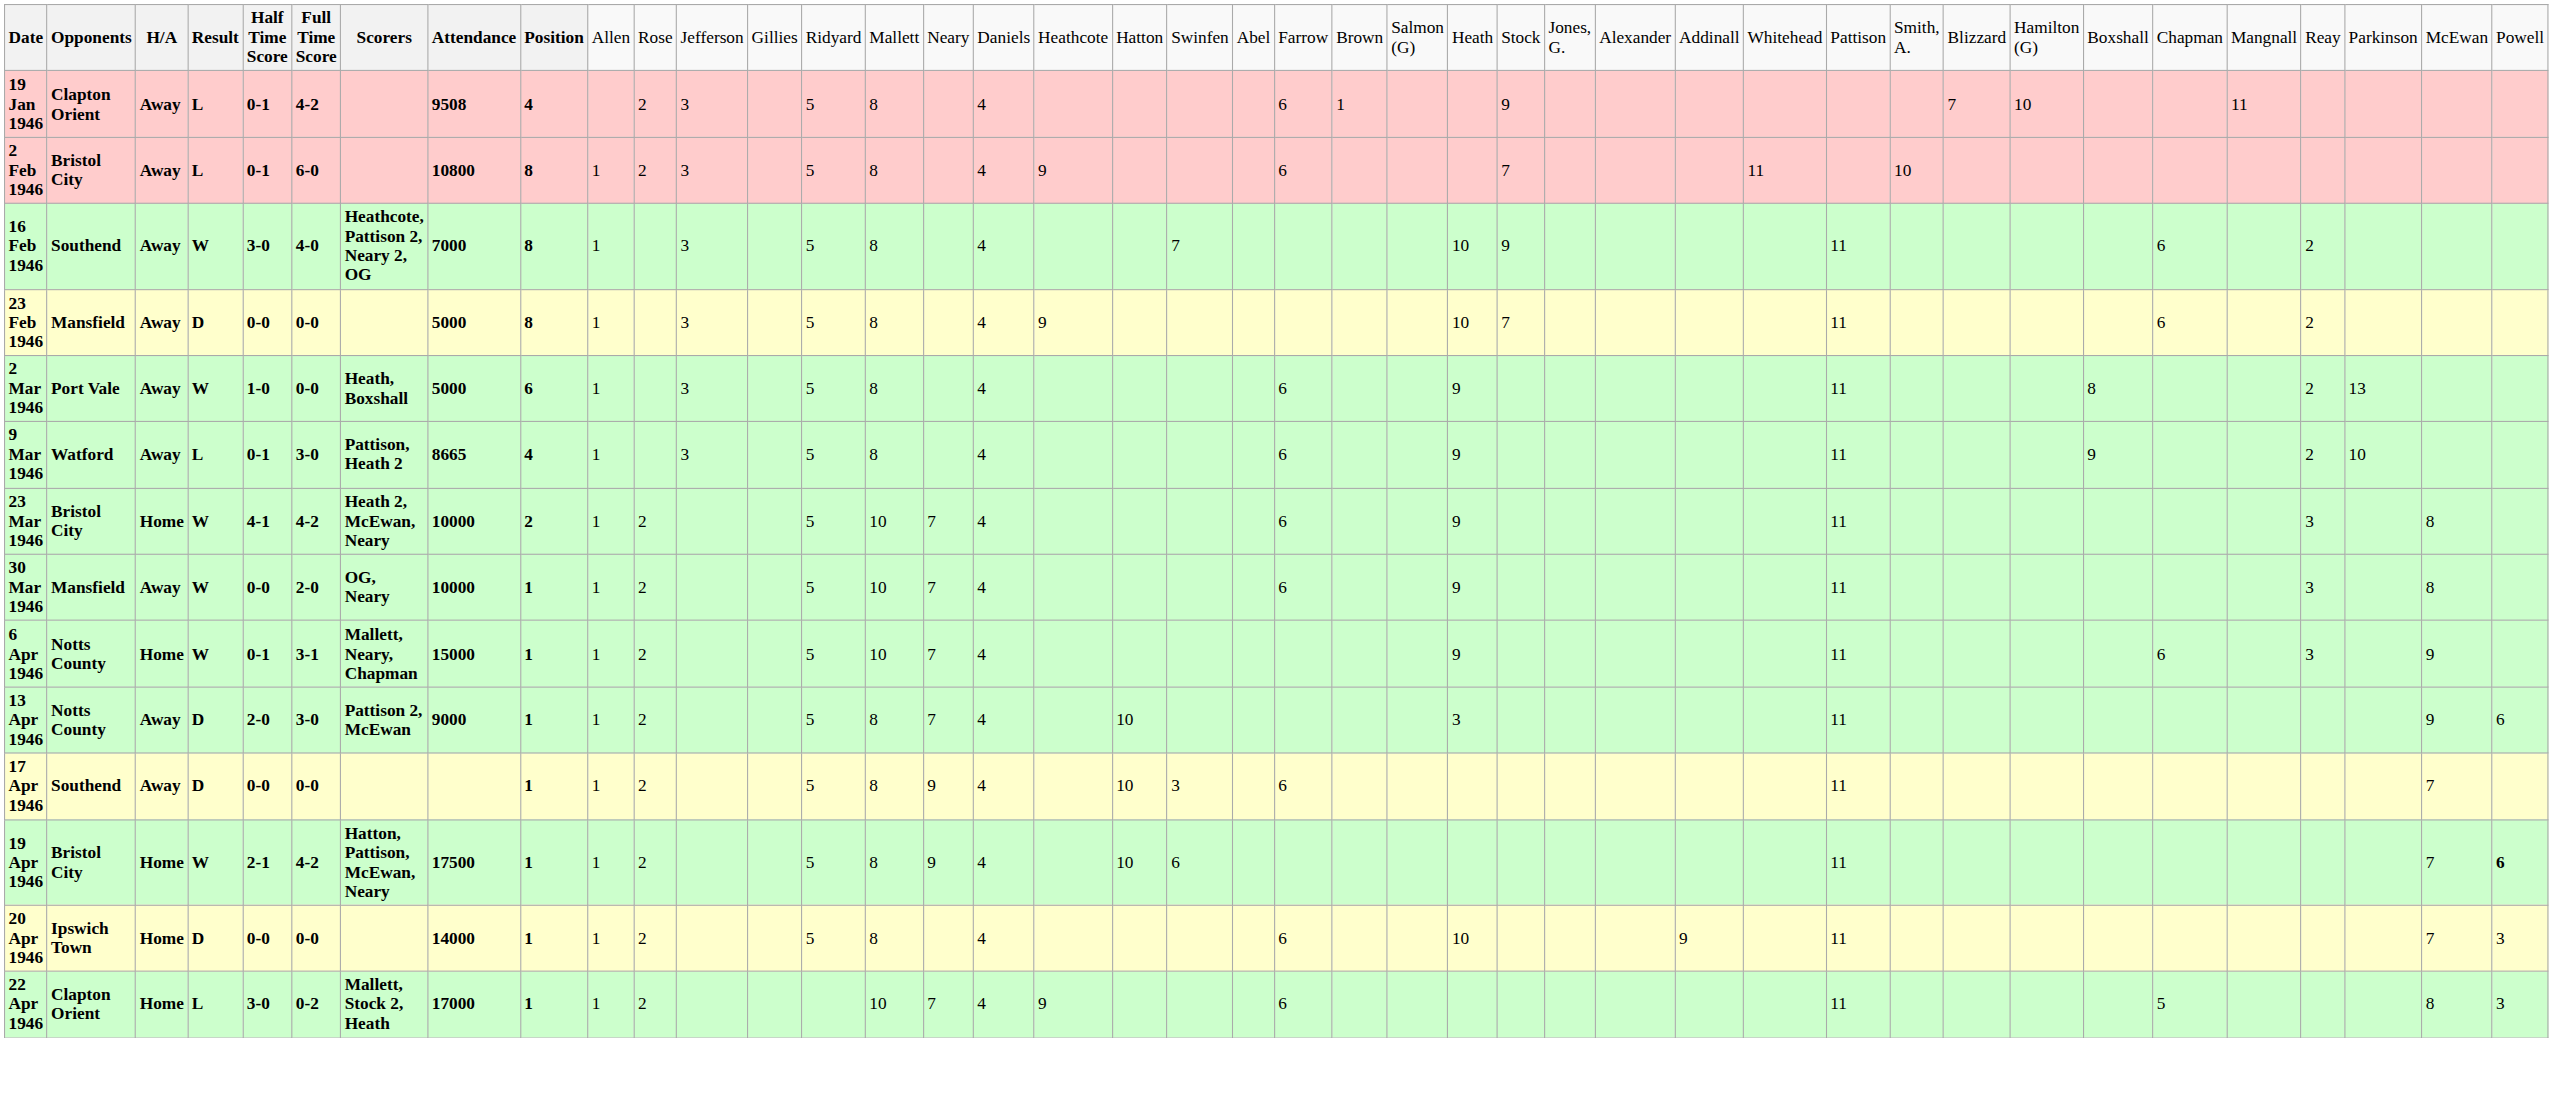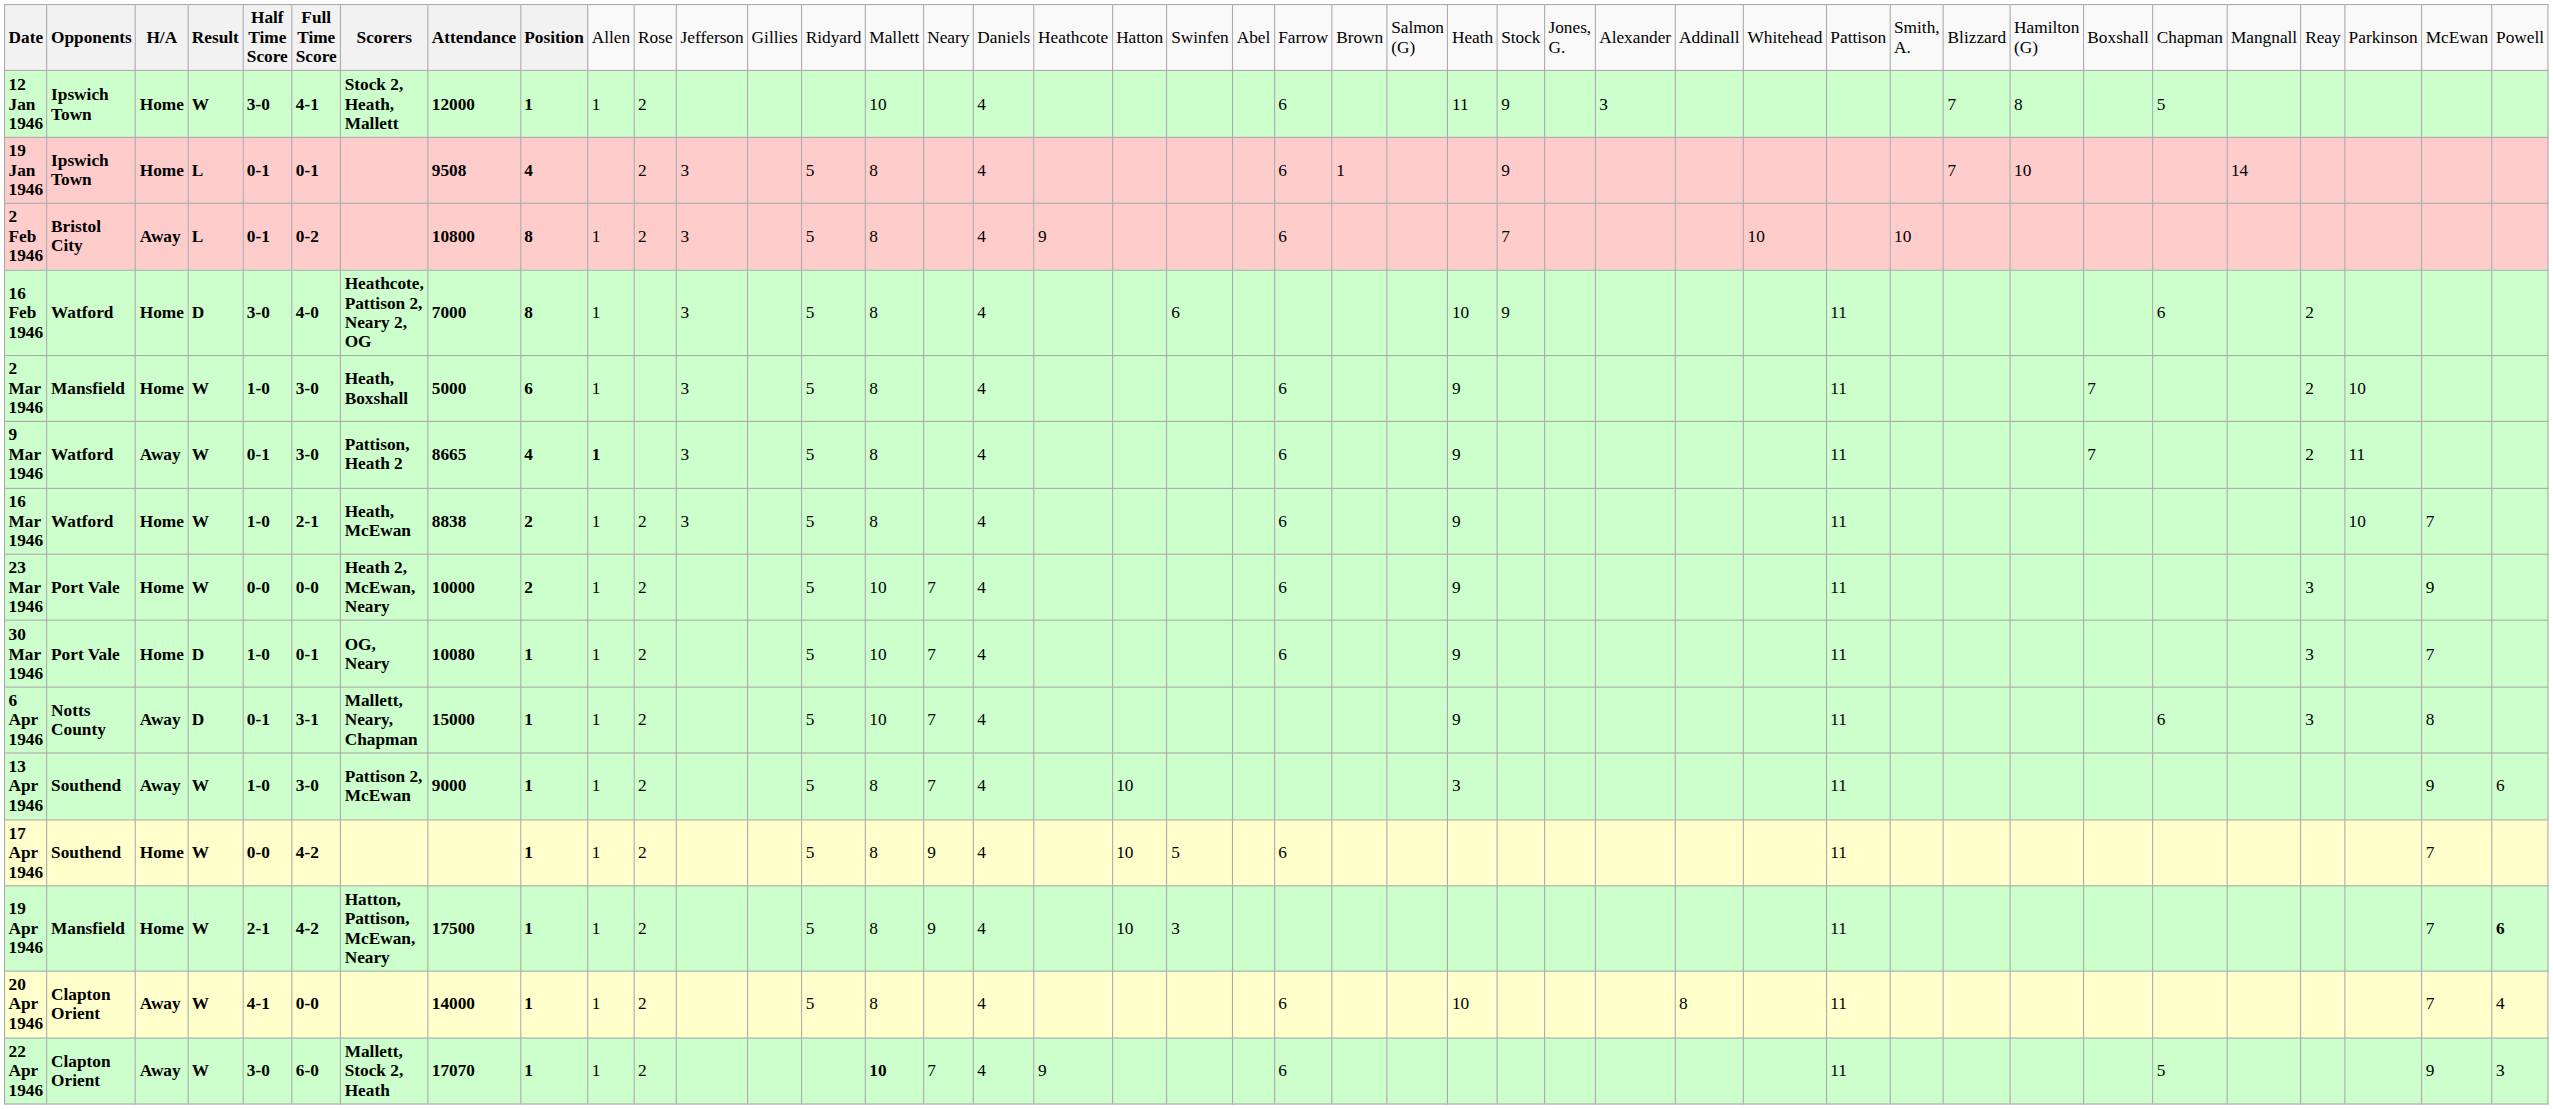+ row: (26, 103)
(81, 103) Clapton Orient -> (80, 170) Ipswich Town
(160, 103) Away -> (162, 170) Home
(307, 103) 4-2 -> (307, 170) 0-1
(2239, 103) 11 -> (2240, 170) 14
(307, 170) 6-0 -> (307, 236) 0-2
(1756, 170) 11 -> (1756, 236) 10
(86, 246) Southend -> (82, 312) Watford
(160, 246) Away -> (162, 312) Home
(200, 246) W -> (198, 312) D
(1175, 246) 7 -> (1175, 312) 6
- row: (26, 322)
(85, 388) Port Vale -> (88, 388) Mansfield
(160, 388) Away -> (162, 388) Home
(307, 388) 0-0 -> (307, 388) 3-0
(2092, 388) 8 -> (2092, 388) 7
(2357, 388) 13 -> (2357, 388) 10
(198, 454) L -> (200, 454) W
(596, 454) normal -> (596, 454) bold
(2092, 454) 9 -> (2092, 454) 7
(2357, 454) 10 -> (2357, 454) 11
+ row: (26, 521)
(76, 521) Bristol City -> (85, 587) Port Vale
(258, 521) 4-1 -> (258, 587) 0-0
(307, 521) 4-2 -> (307, 587) 0-0
(2430, 521) 8 -> (2430, 587) 9
(88, 587) Mansfield -> (85, 653) Port Vale
(160, 587) Away -> (162, 653) Home
(200, 587) W -> (198, 653) D
(258, 587) 0-0 -> (258, 653) 1-0
(307, 587) 2-0 -> (307, 653) 0-1
(453, 587) 10000 -> (453, 653) 10080
(2430, 587) 8 -> (2430, 653) 7
(162, 653) Home -> (160, 719) Away
(200, 653) W -> (198, 719) D
(2430, 653) 9 -> (2430, 719) 8
(78, 719) Notts County -> (86, 786) Southend
(198, 719) D -> (200, 786) W
(258, 719) 2-0 -> (258, 786) 1-0
(160, 786) Away -> (162, 852) Home
(198, 786) D -> (200, 852) W
(307, 786) 0-0 -> (307, 852) 4-2
(1175, 786) 3 -> (1175, 852) 5
(76, 862) Bristol City -> (88, 928) Mansfield
(1175, 862) 6 -> (1175, 928) 3
(80, 938) Ipswich Town -> (81, 1004) Clapton Orient
(162, 938) Home -> (160, 1004) Away
(198, 938) D -> (200, 1004) W
(258, 938) 0-0 -> (258, 1004) 4-1
(1683, 938) 9 -> (1683, 1004) 8
(2500, 938) 3 -> (2500, 1004) 4
(162, 1004) Home -> (160, 1070) Away
(198, 1004) L -> (200, 1070) W
(307, 1004) 0-2 -> (307, 1070) 6-0
(453, 1004) 17000 -> (453, 1070) 17070
(878, 1004) normal -> (878, 1070) bold
(2430, 1004) 8 -> (2430, 1070) 9
